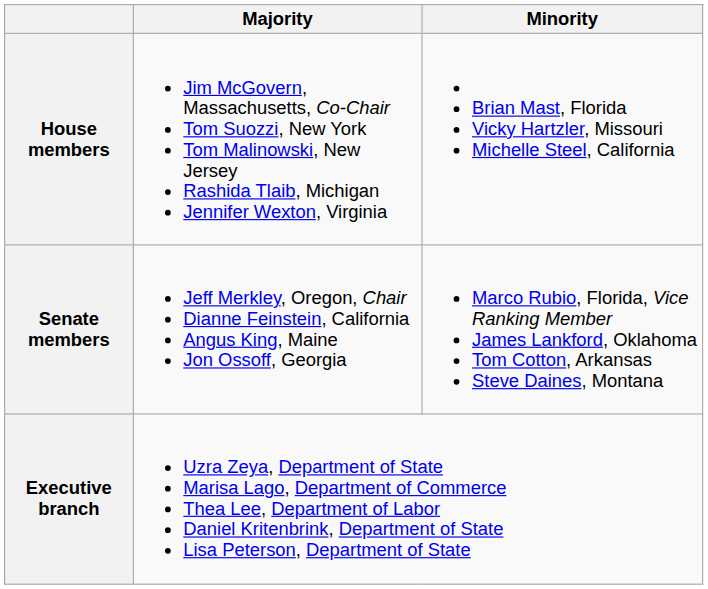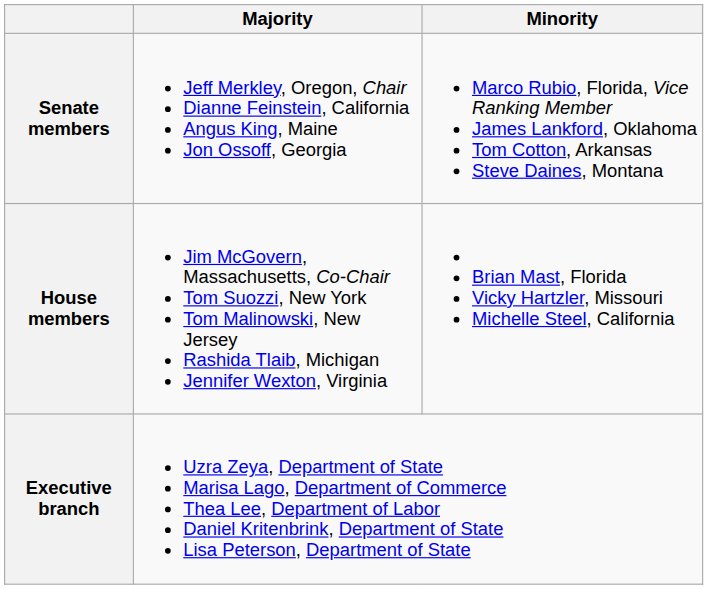rows swapped: (69, 329) <-> (69, 139)
